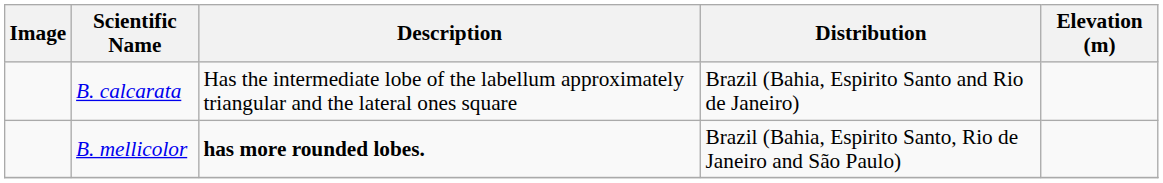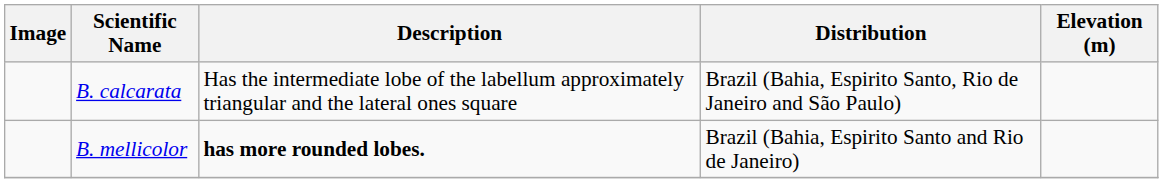(864, 91) Brazil (Bahia, Espirito Santo and Rio de Janeiro) -> (862, 91) Brazil (Bahia, Espirito Santo, Rio de Janeiro and São Paulo)
(862, 148) Brazil (Bahia, Espirito Santo, Rio de Janeiro and São Paulo) -> (864, 148) Brazil (Bahia, Espirito Santo and Rio de Janeiro)
